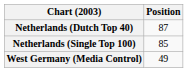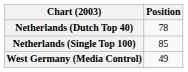(163, 28) 87 -> (163, 28) 78
